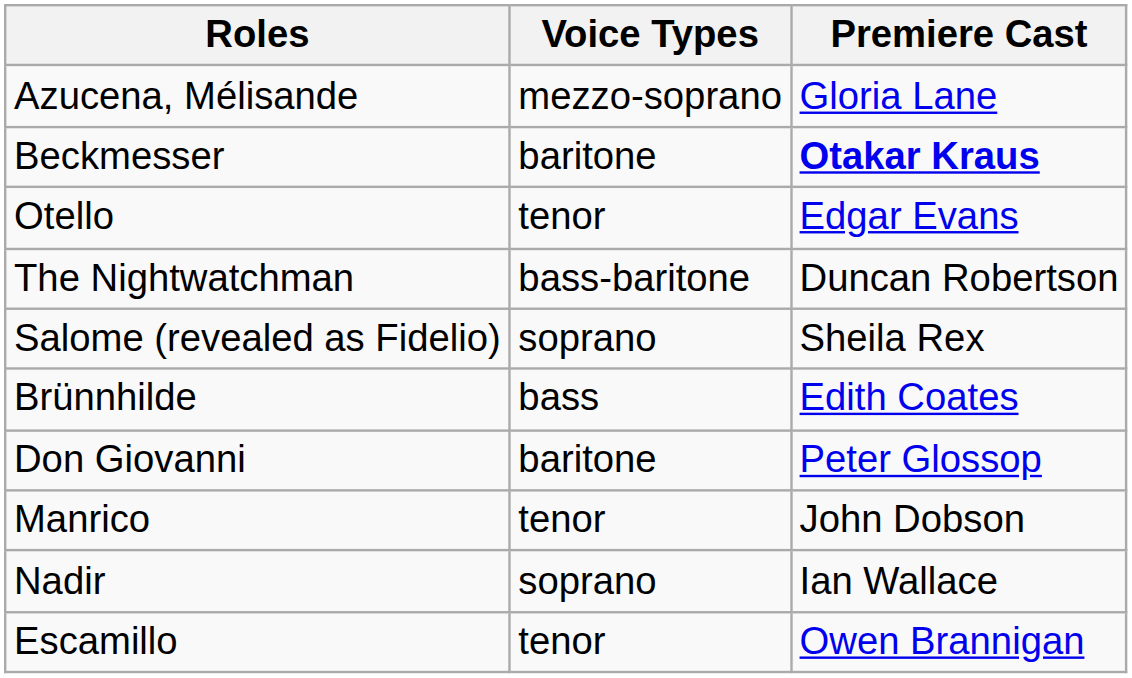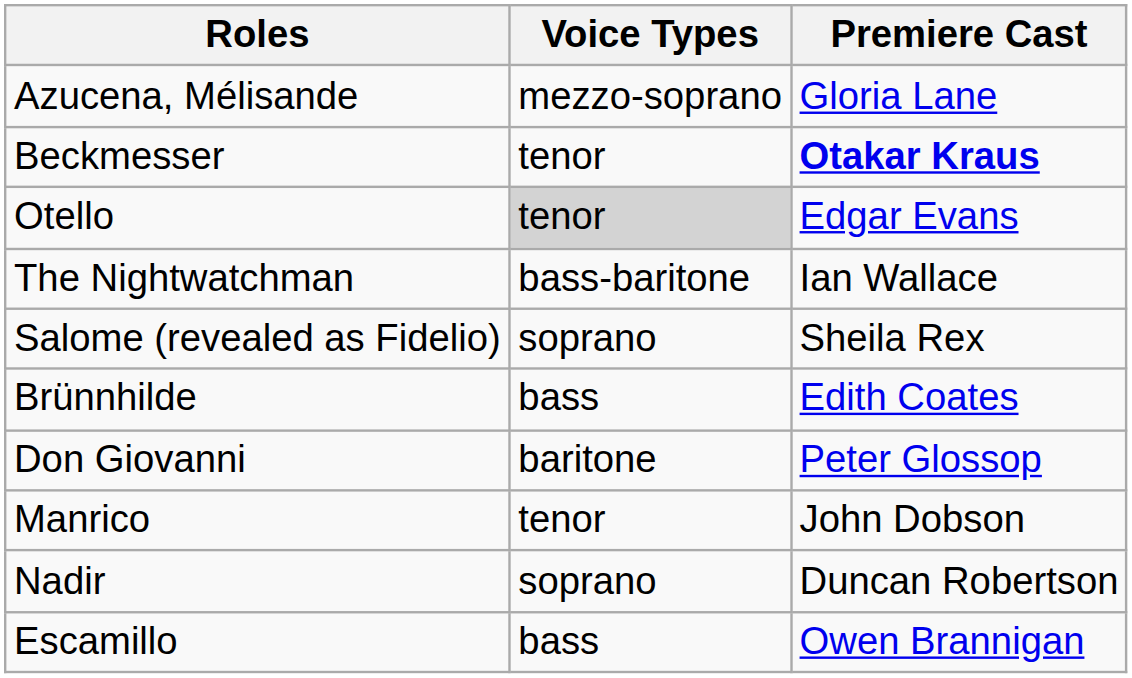(587, 156) baritone -> (562, 156) tenor
(562, 216) no background -> (562, 216) lightgrey background
(959, 277) Duncan Robertson -> (899, 277) Ian Wallace
(899, 580) Ian Wallace -> (959, 580) Duncan Robertson
(562, 641) tenor -> (559, 641) bass
